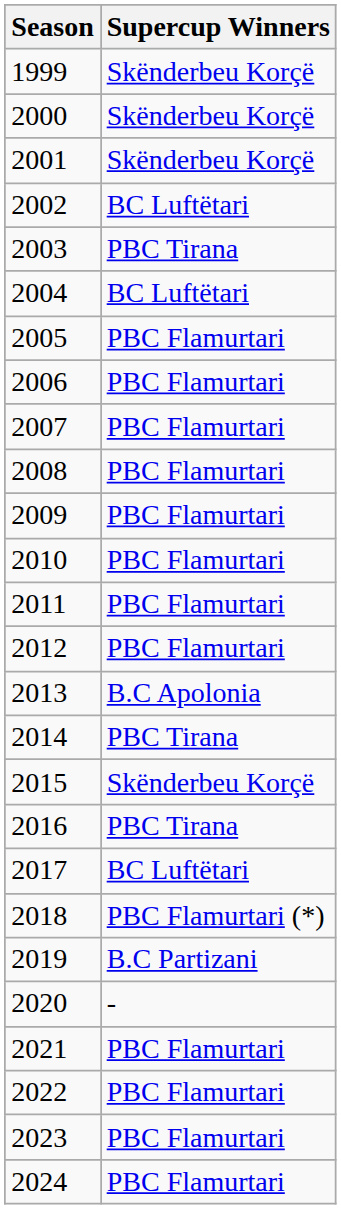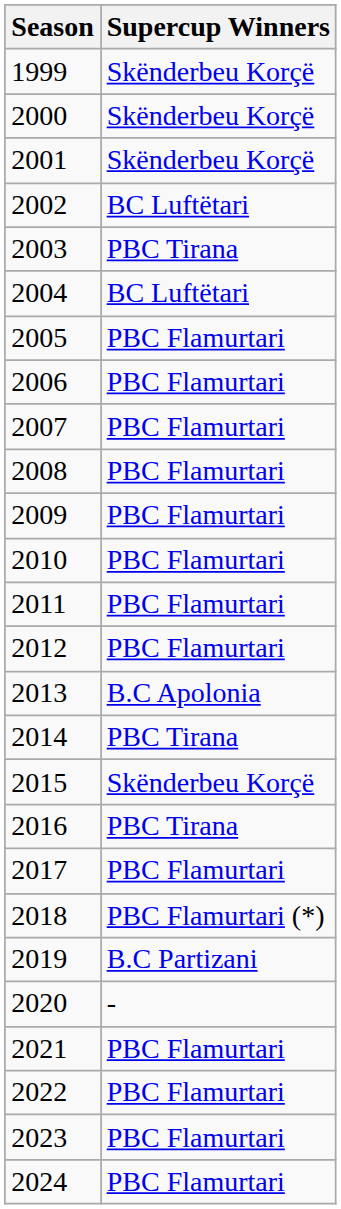(178, 870) BC Luftëtari -> (196, 870) PBC Flamurtari
